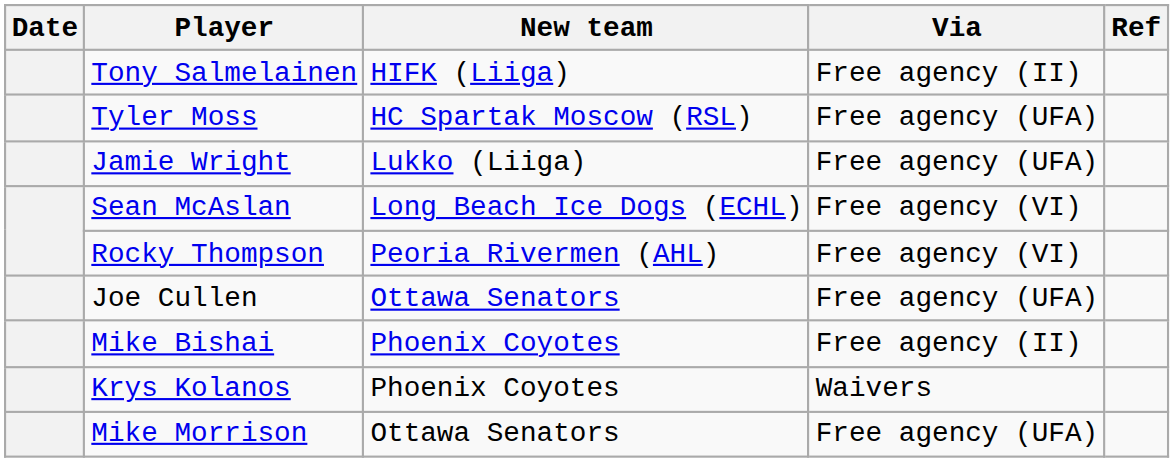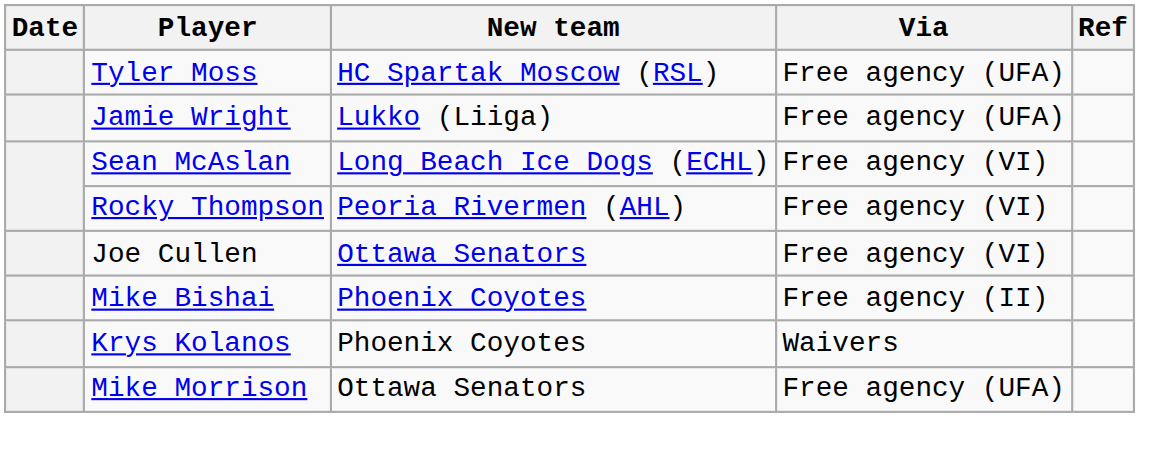- row: (224, 73)
(957, 298) Free agency (UFA) -> (915, 253) Free agency (VI)
